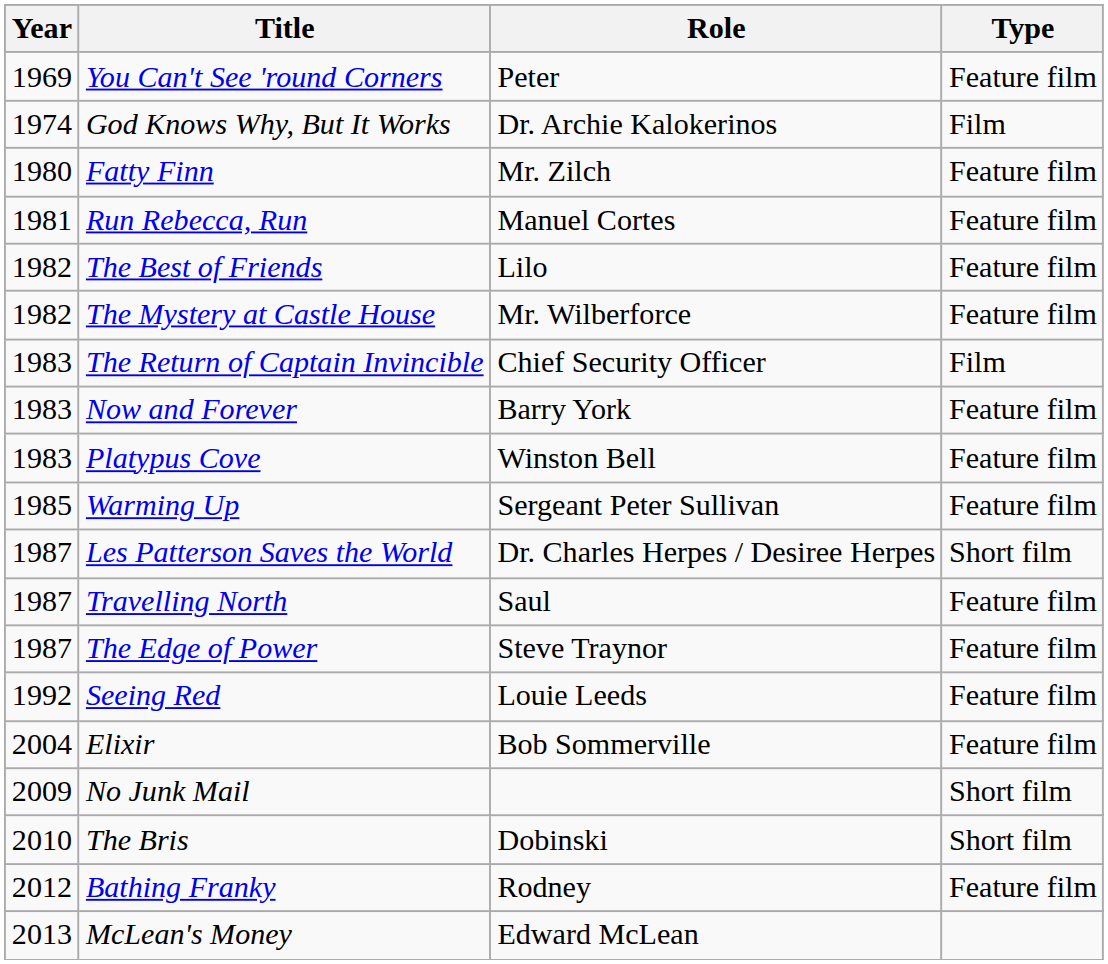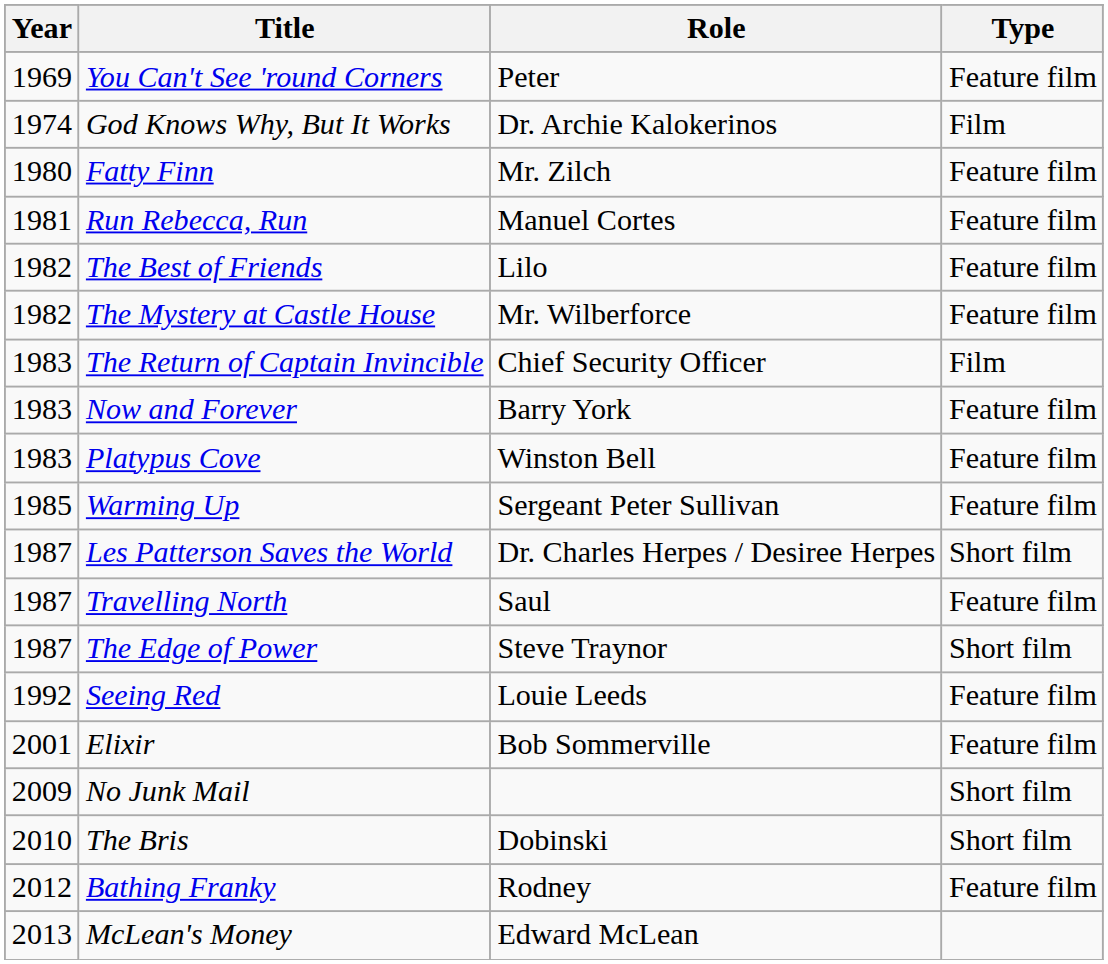(1023, 648) Feature film -> (1010, 648) Short film
(42, 743) 2004 -> (42, 743) 2001
